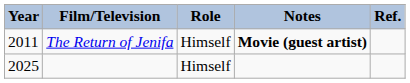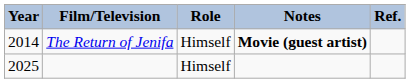(23, 41) 2011 -> (24, 41) 2014
